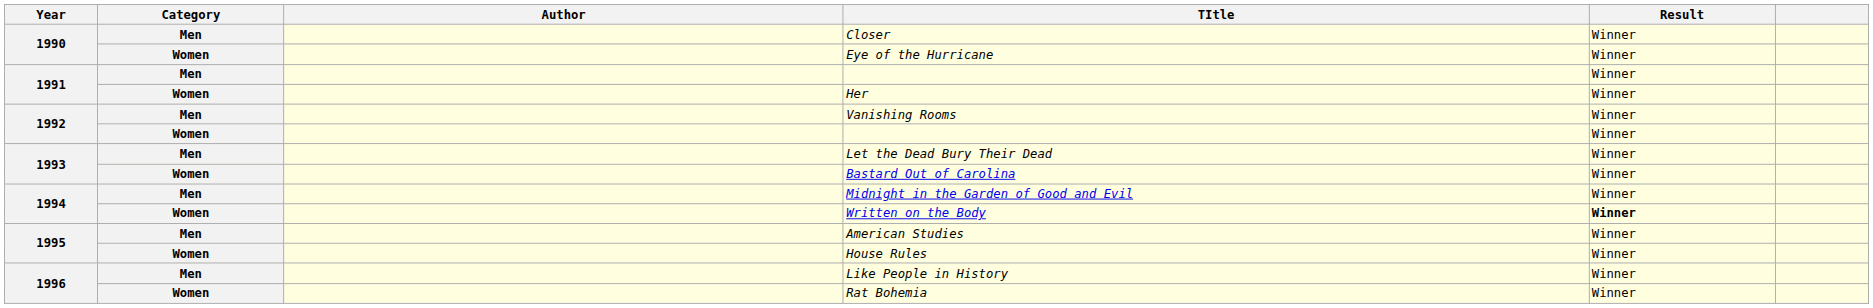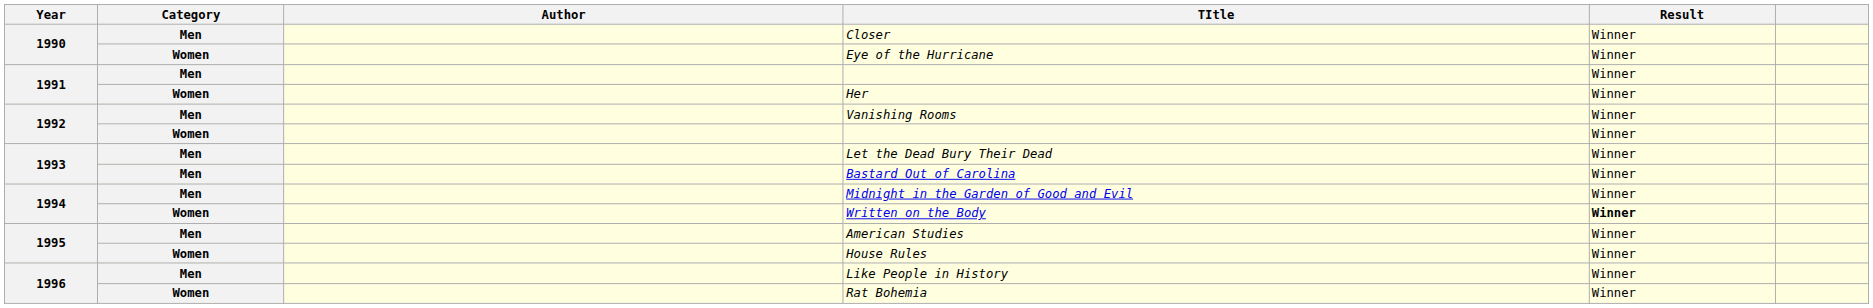(191, 174) Women -> (191, 174) Men
